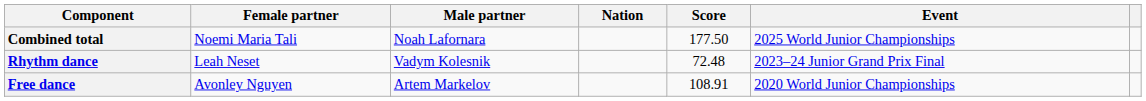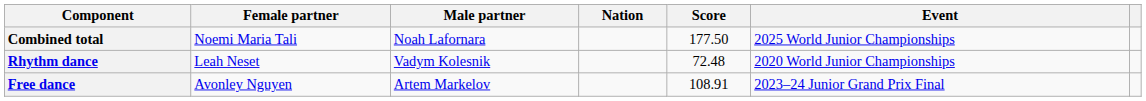(849, 61) 2023–24 Junior Grand Prix Final -> (855, 61) 2020 World Junior Championships
(855, 84) 2020 World Junior Championships -> (849, 84) 2023–24 Junior Grand Prix Final
